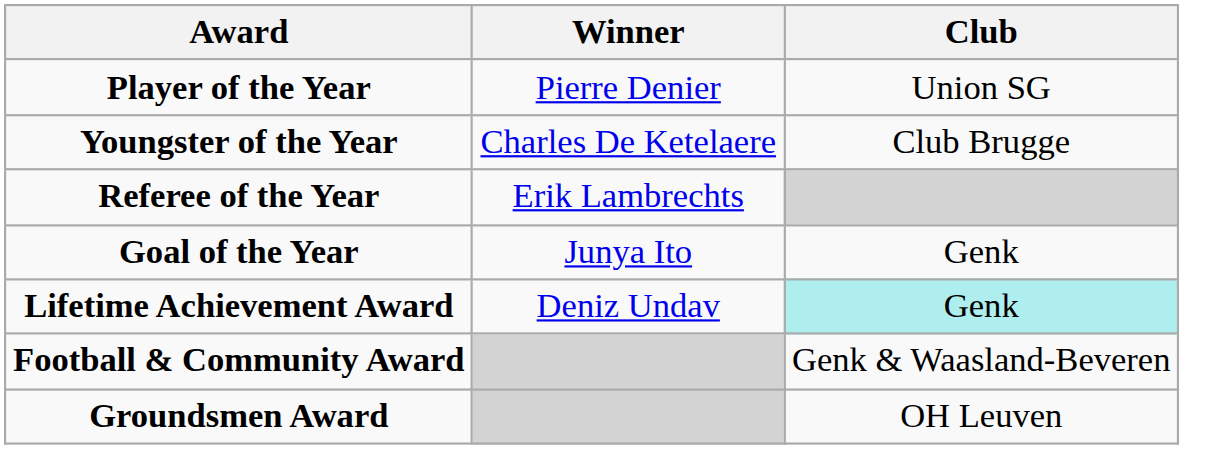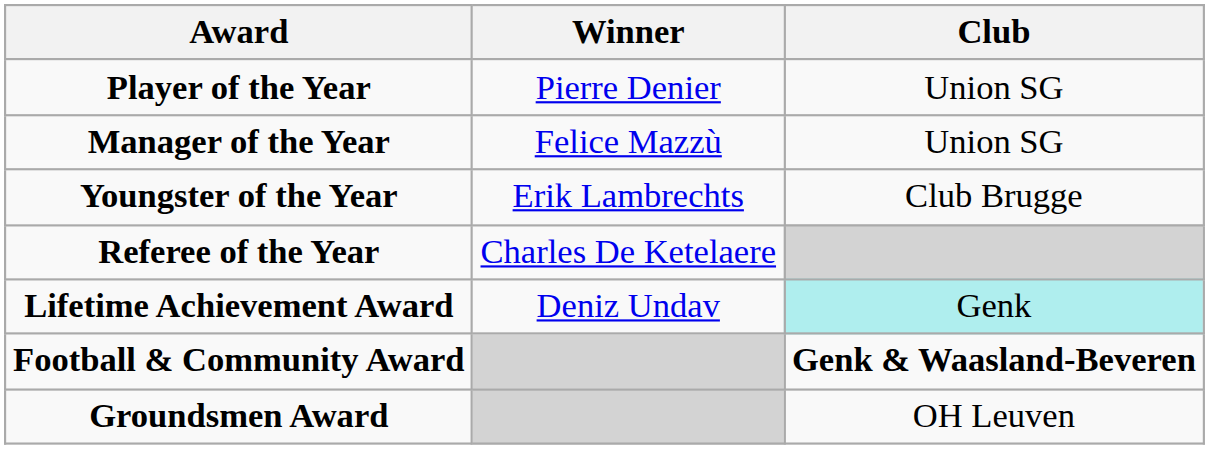+ row: (239, 141)
(628, 141) Charles De Ketelaere -> (628, 196) Erik Lambrechts
(628, 196) Erik Lambrechts -> (628, 251) Charles De Ketelaere
- row: (239, 251)
(981, 360) normal -> (994, 360) bold
